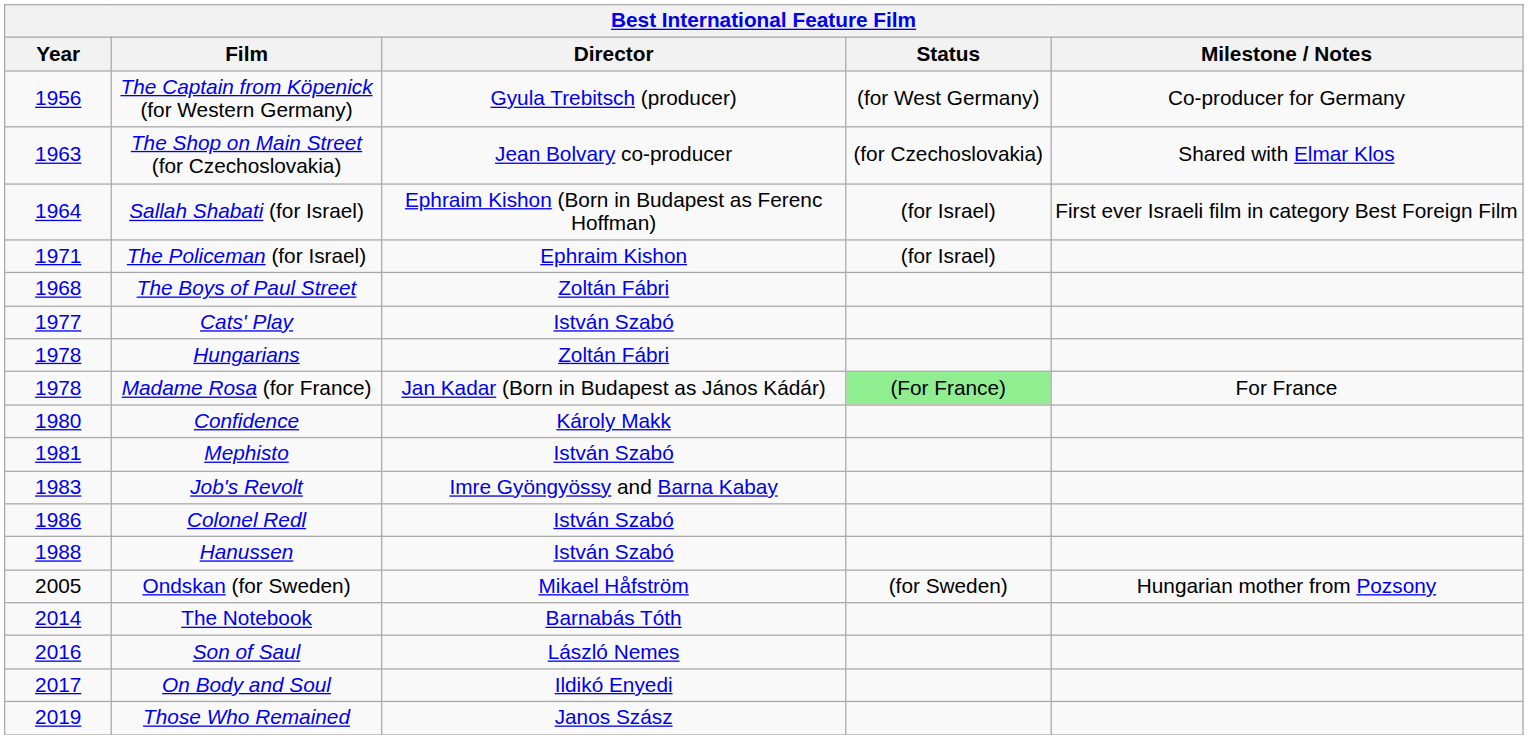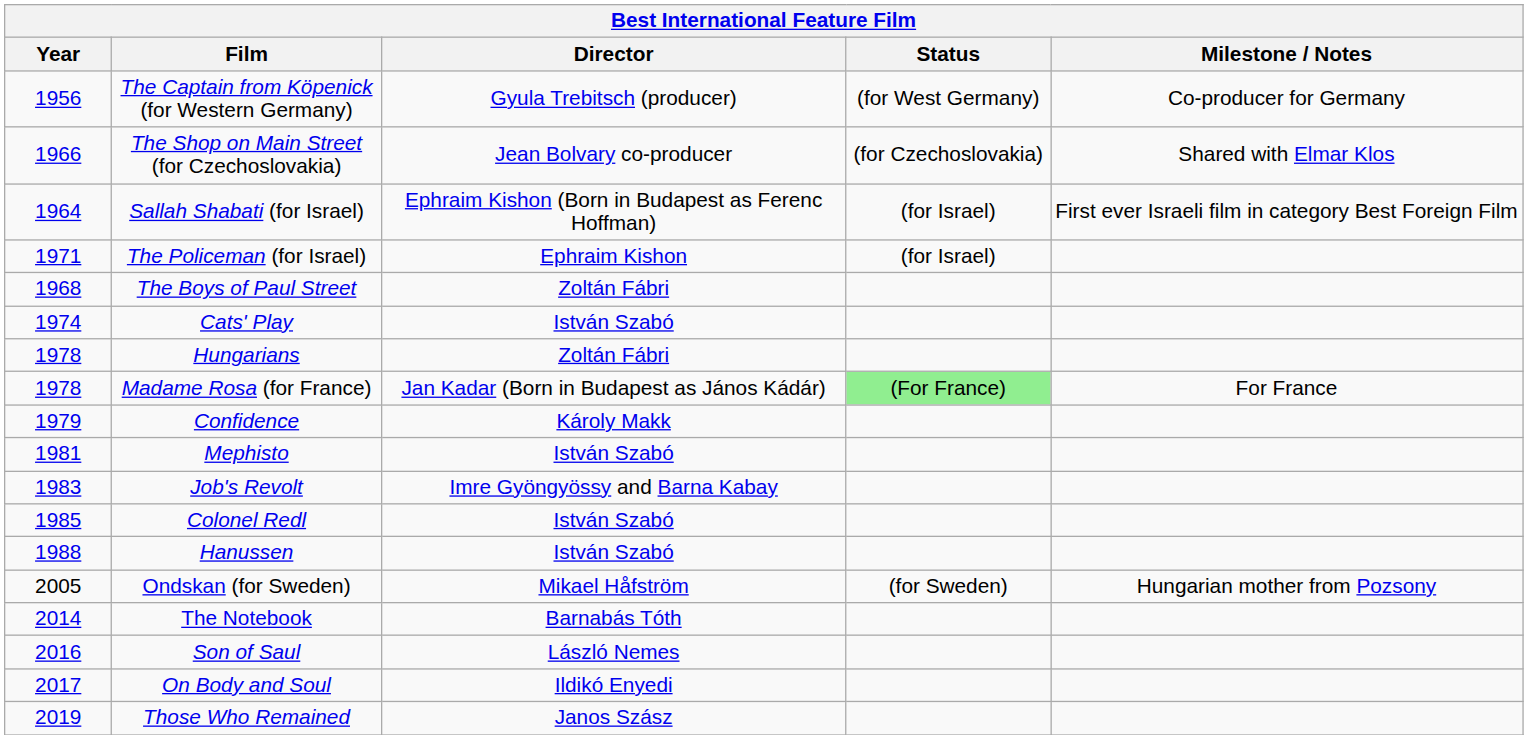(58, 155) 1963 -> (58, 155) 1966
(58, 322) 1977 -> (58, 322) 1974
(58, 421) 1980 -> (58, 421) 1979
(58, 520) 1986 -> (58, 520) 1985
